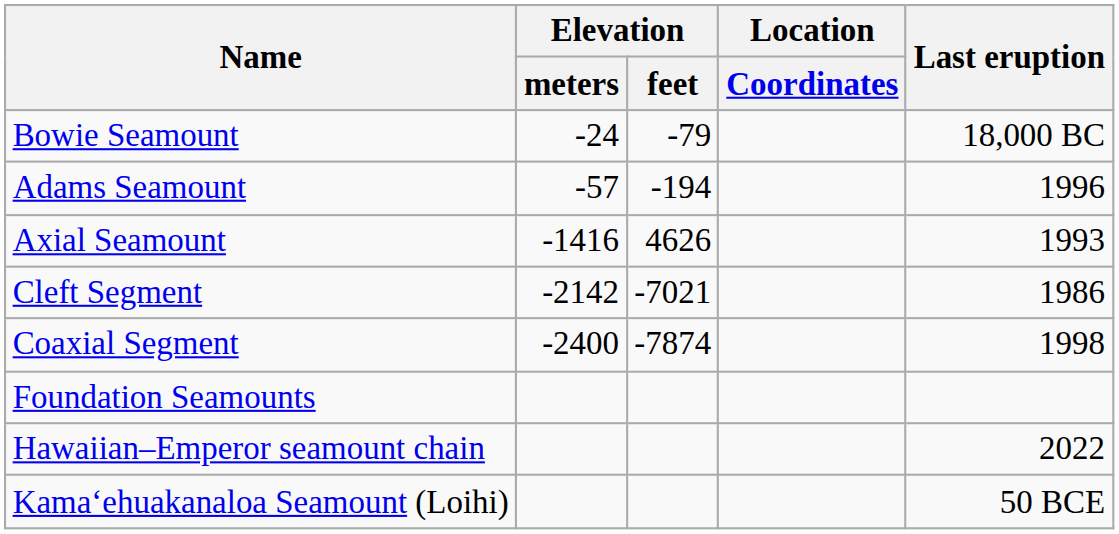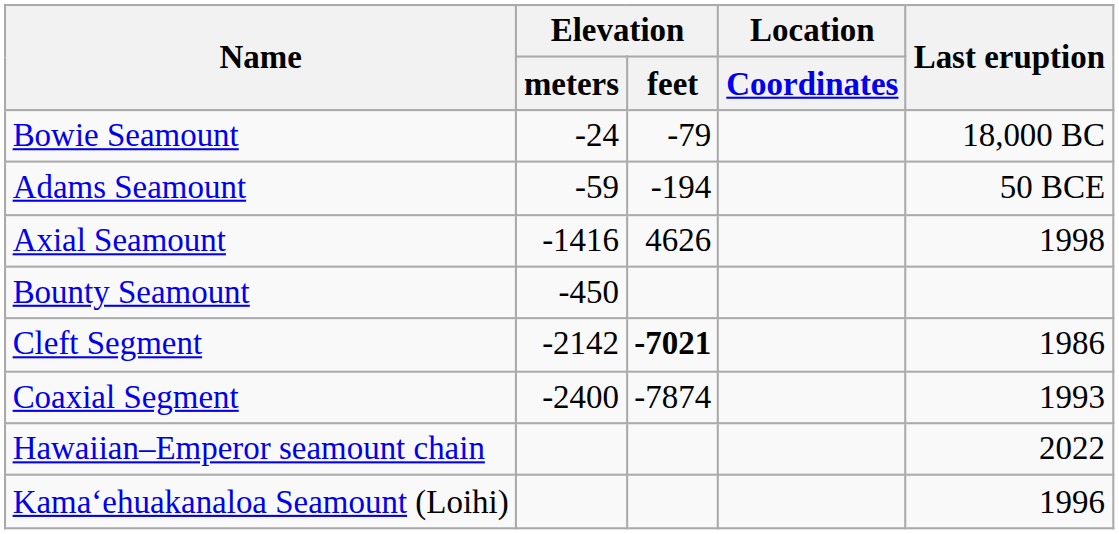(597, 187) -57 -> (597, 187) -59
(1072, 187) 1996 -> (1052, 187) 50 BCE
(1072, 239) 1993 -> (1072, 239) 1998
+ row: (131, 291)
(673, 291) normal -> (673, 344) bold
(1072, 344) 1998 -> (1072, 396) 1993
- row: (164, 396)
(1052, 501) 50 BCE -> (1072, 501) 1996
